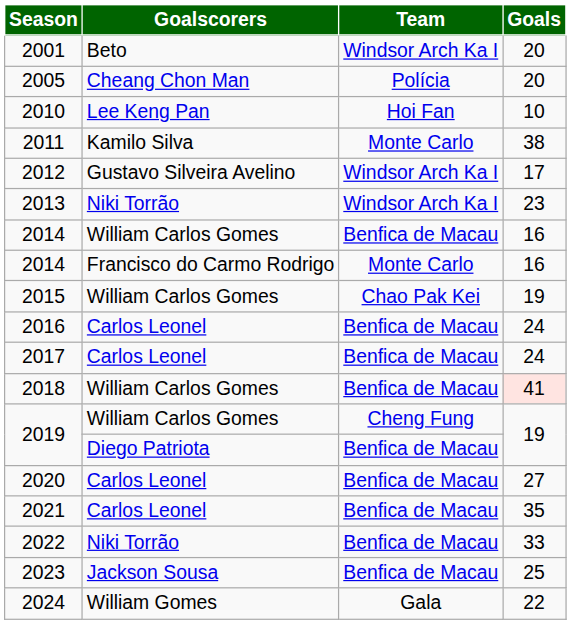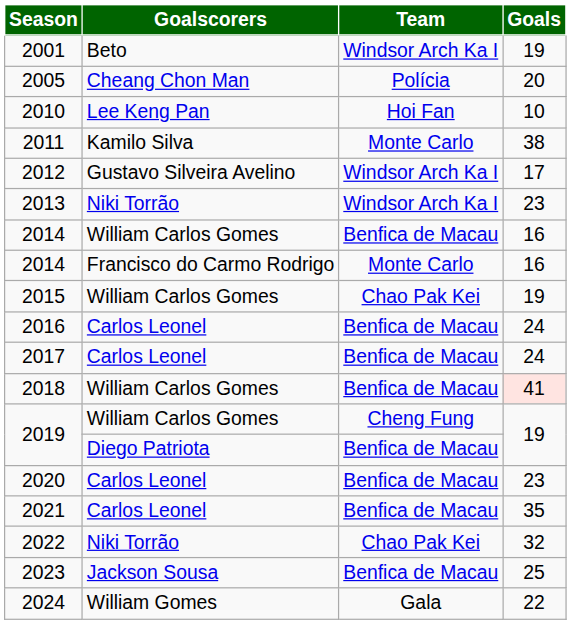(534, 50) 20 -> (534, 50) 19
(534, 480) 27 -> (534, 480) 23
(421, 541) Benfica de Macau -> (421, 541) Chao Pak Kei
(534, 541) 33 -> (534, 541) 32
